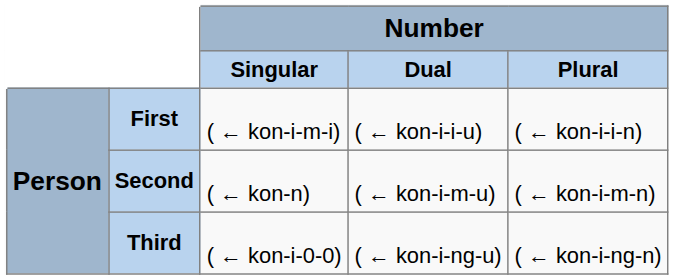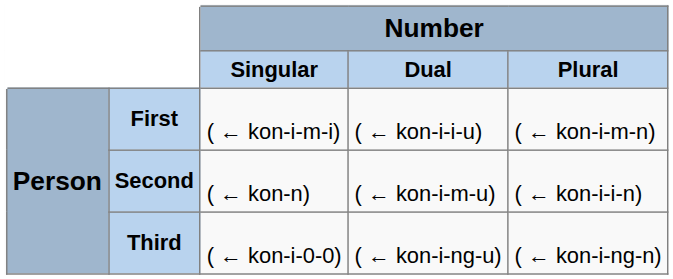(578, 131) ( ← kon-i-i-n) -> (585, 131) ( ← kon-i-m-n)
(585, 193) ( ← kon-i-m-n) -> (578, 193) ( ← kon-i-i-n)
